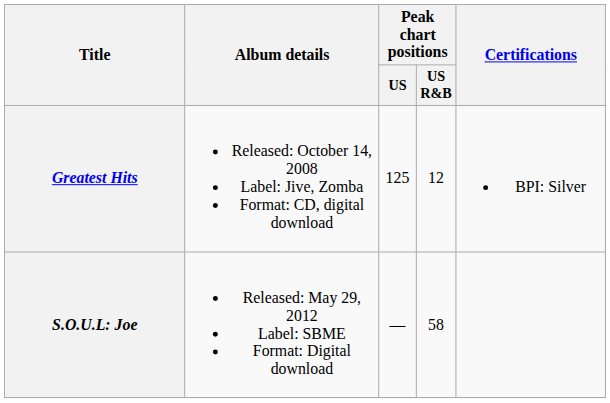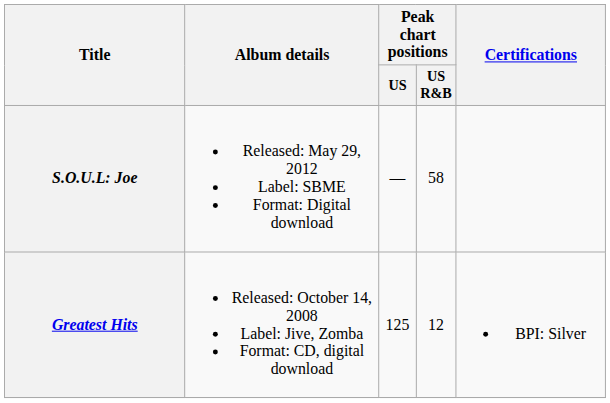rows swapped: (95, 178) <-> (95, 324)
